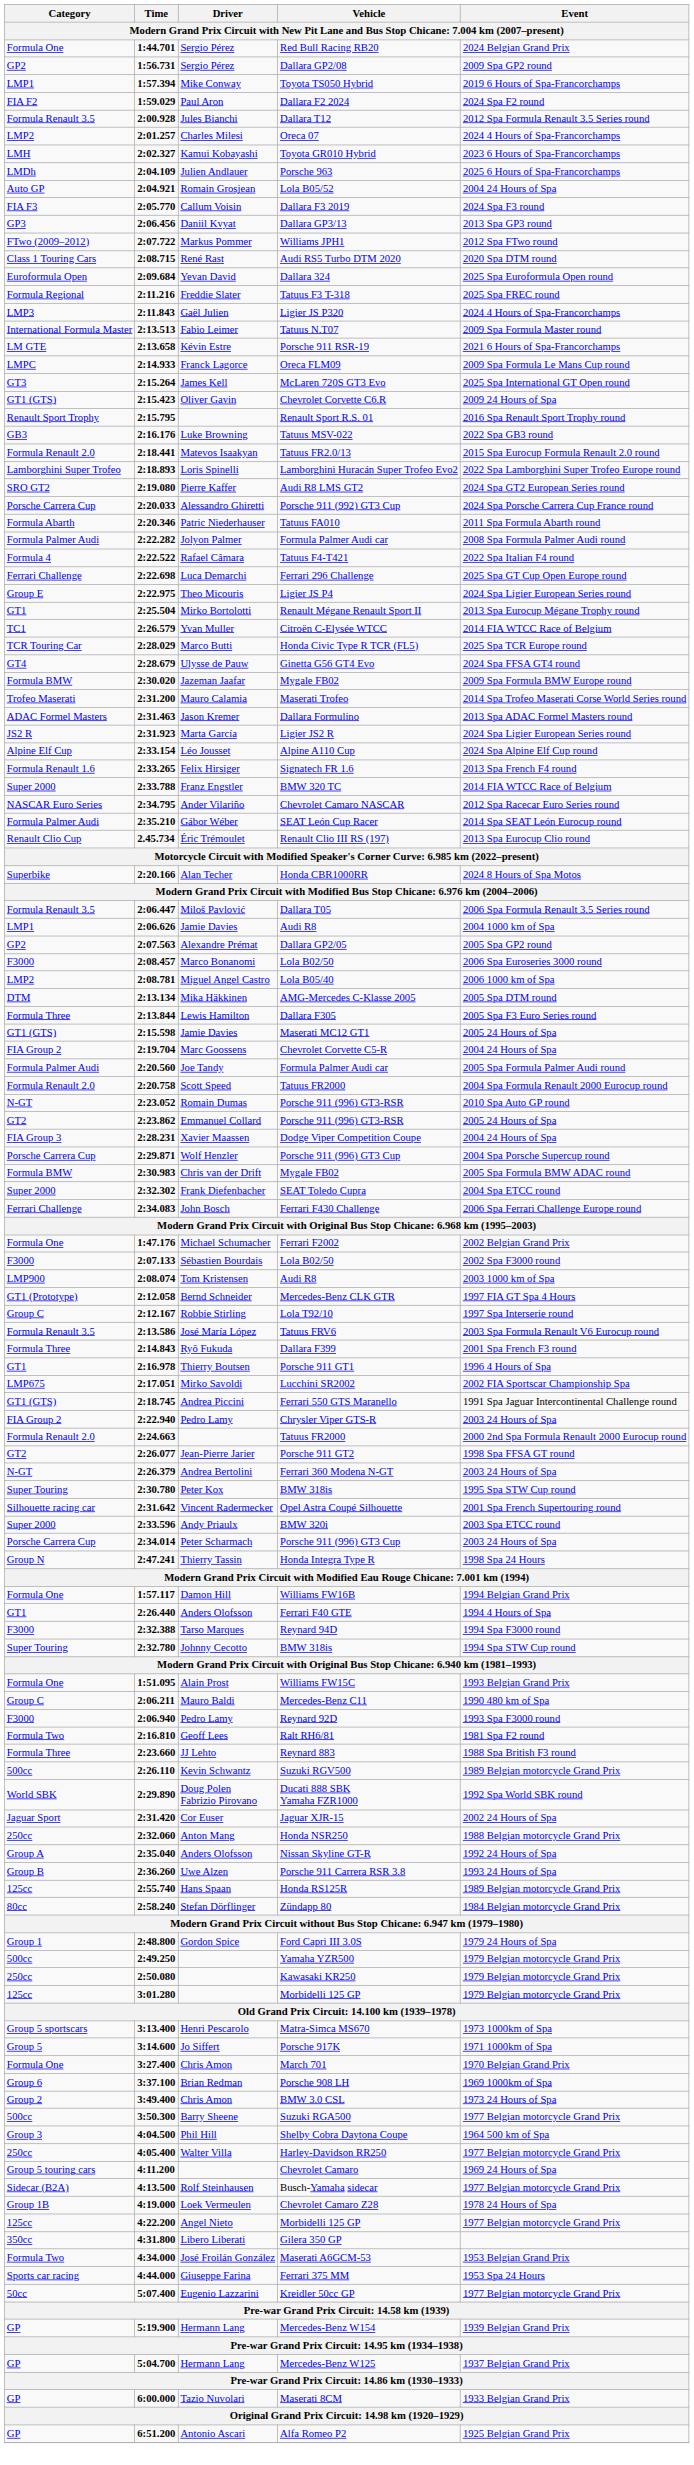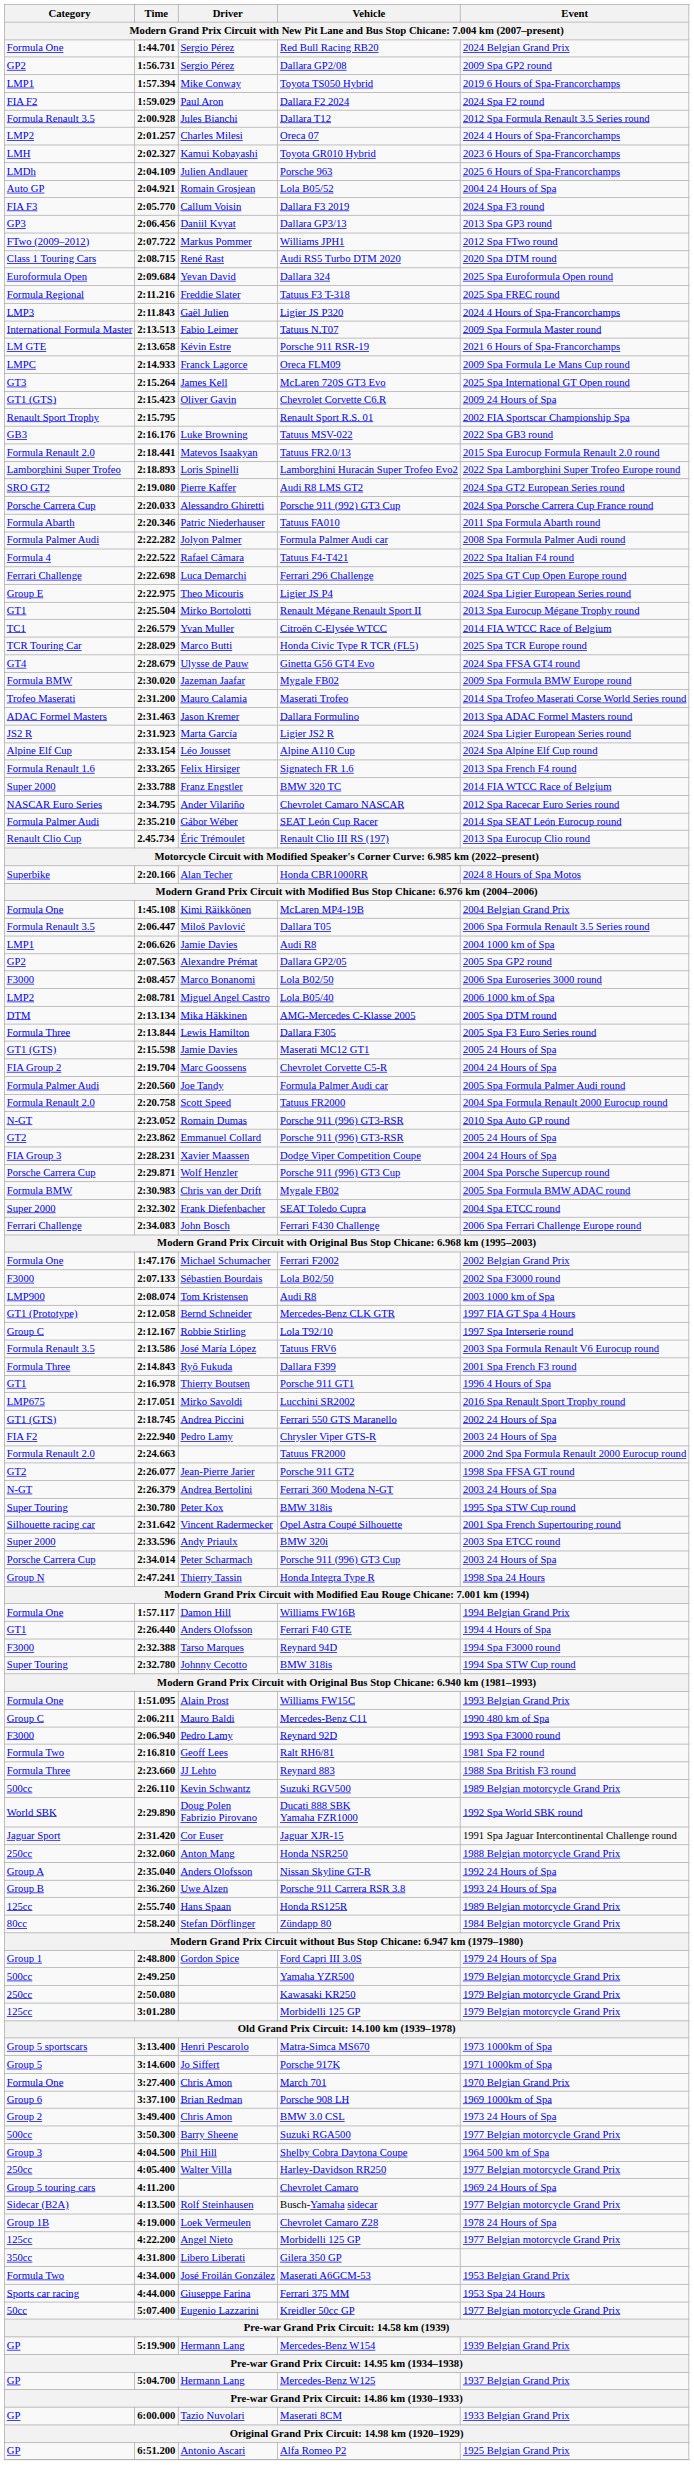(544, 417) 2016 Spa Renault Sport Trophy round -> (546, 417) 2002 FIA Sportscar Championship Spa
+ row: (216, 910)
(546, 1384) 2002 FIA Sportscar Championship Spa -> (544, 1402) 2016 Spa Renault Sport Trophy round
(570, 1402) 1991 Spa Jaguar Intercontinental Challenge round -> (510, 1419) 2002 24 Hours of Spa
(34, 1419) FIA Group 2 -> (22, 1437) FIA F2
(510, 1818) 2002 24 Hours of Spa -> (570, 1836) 1991 Spa Jaguar Intercontinental Challenge round
